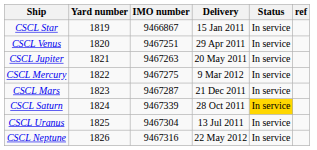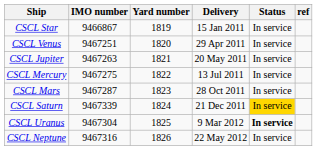columns swapped: (99, 12) <-> (161, 12)
(221, 75) 9 Mar 2012 -> (221, 75) 13 Jul 2011
(221, 91) 21 Dec 2011 -> (221, 91) 28 Oct 2011
(221, 106) 28 Oct 2011 -> (221, 106) 21 Dec 2011
(221, 122) 13 Jul 2011 -> (221, 122) 9 Mar 2012
(271, 122) normal -> (272, 122) bold
